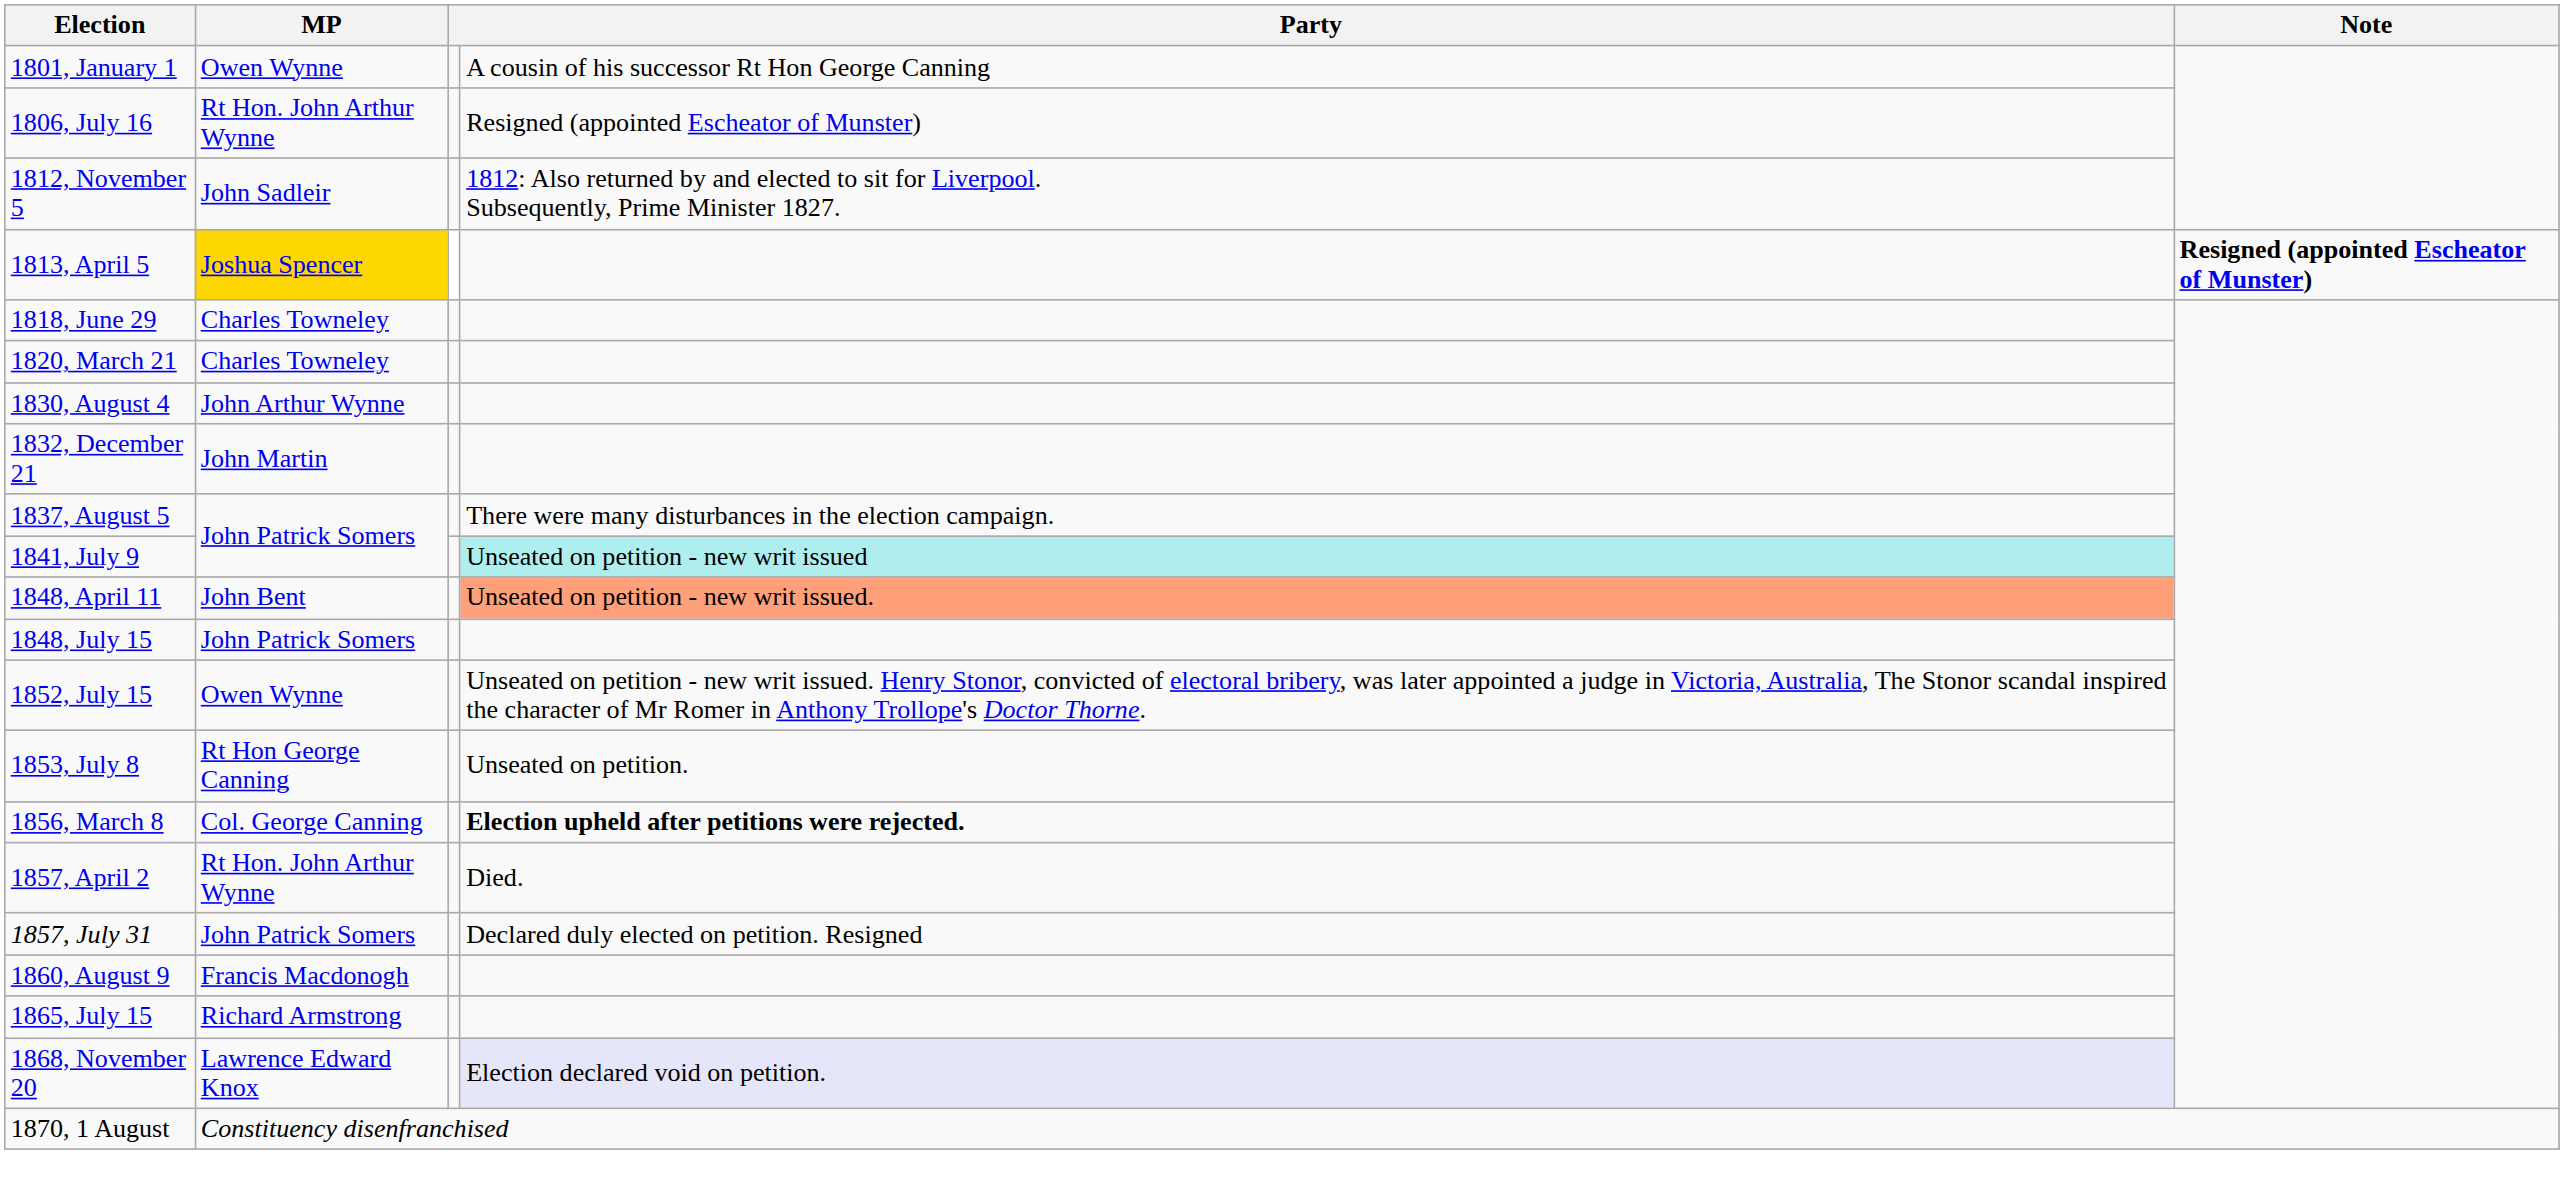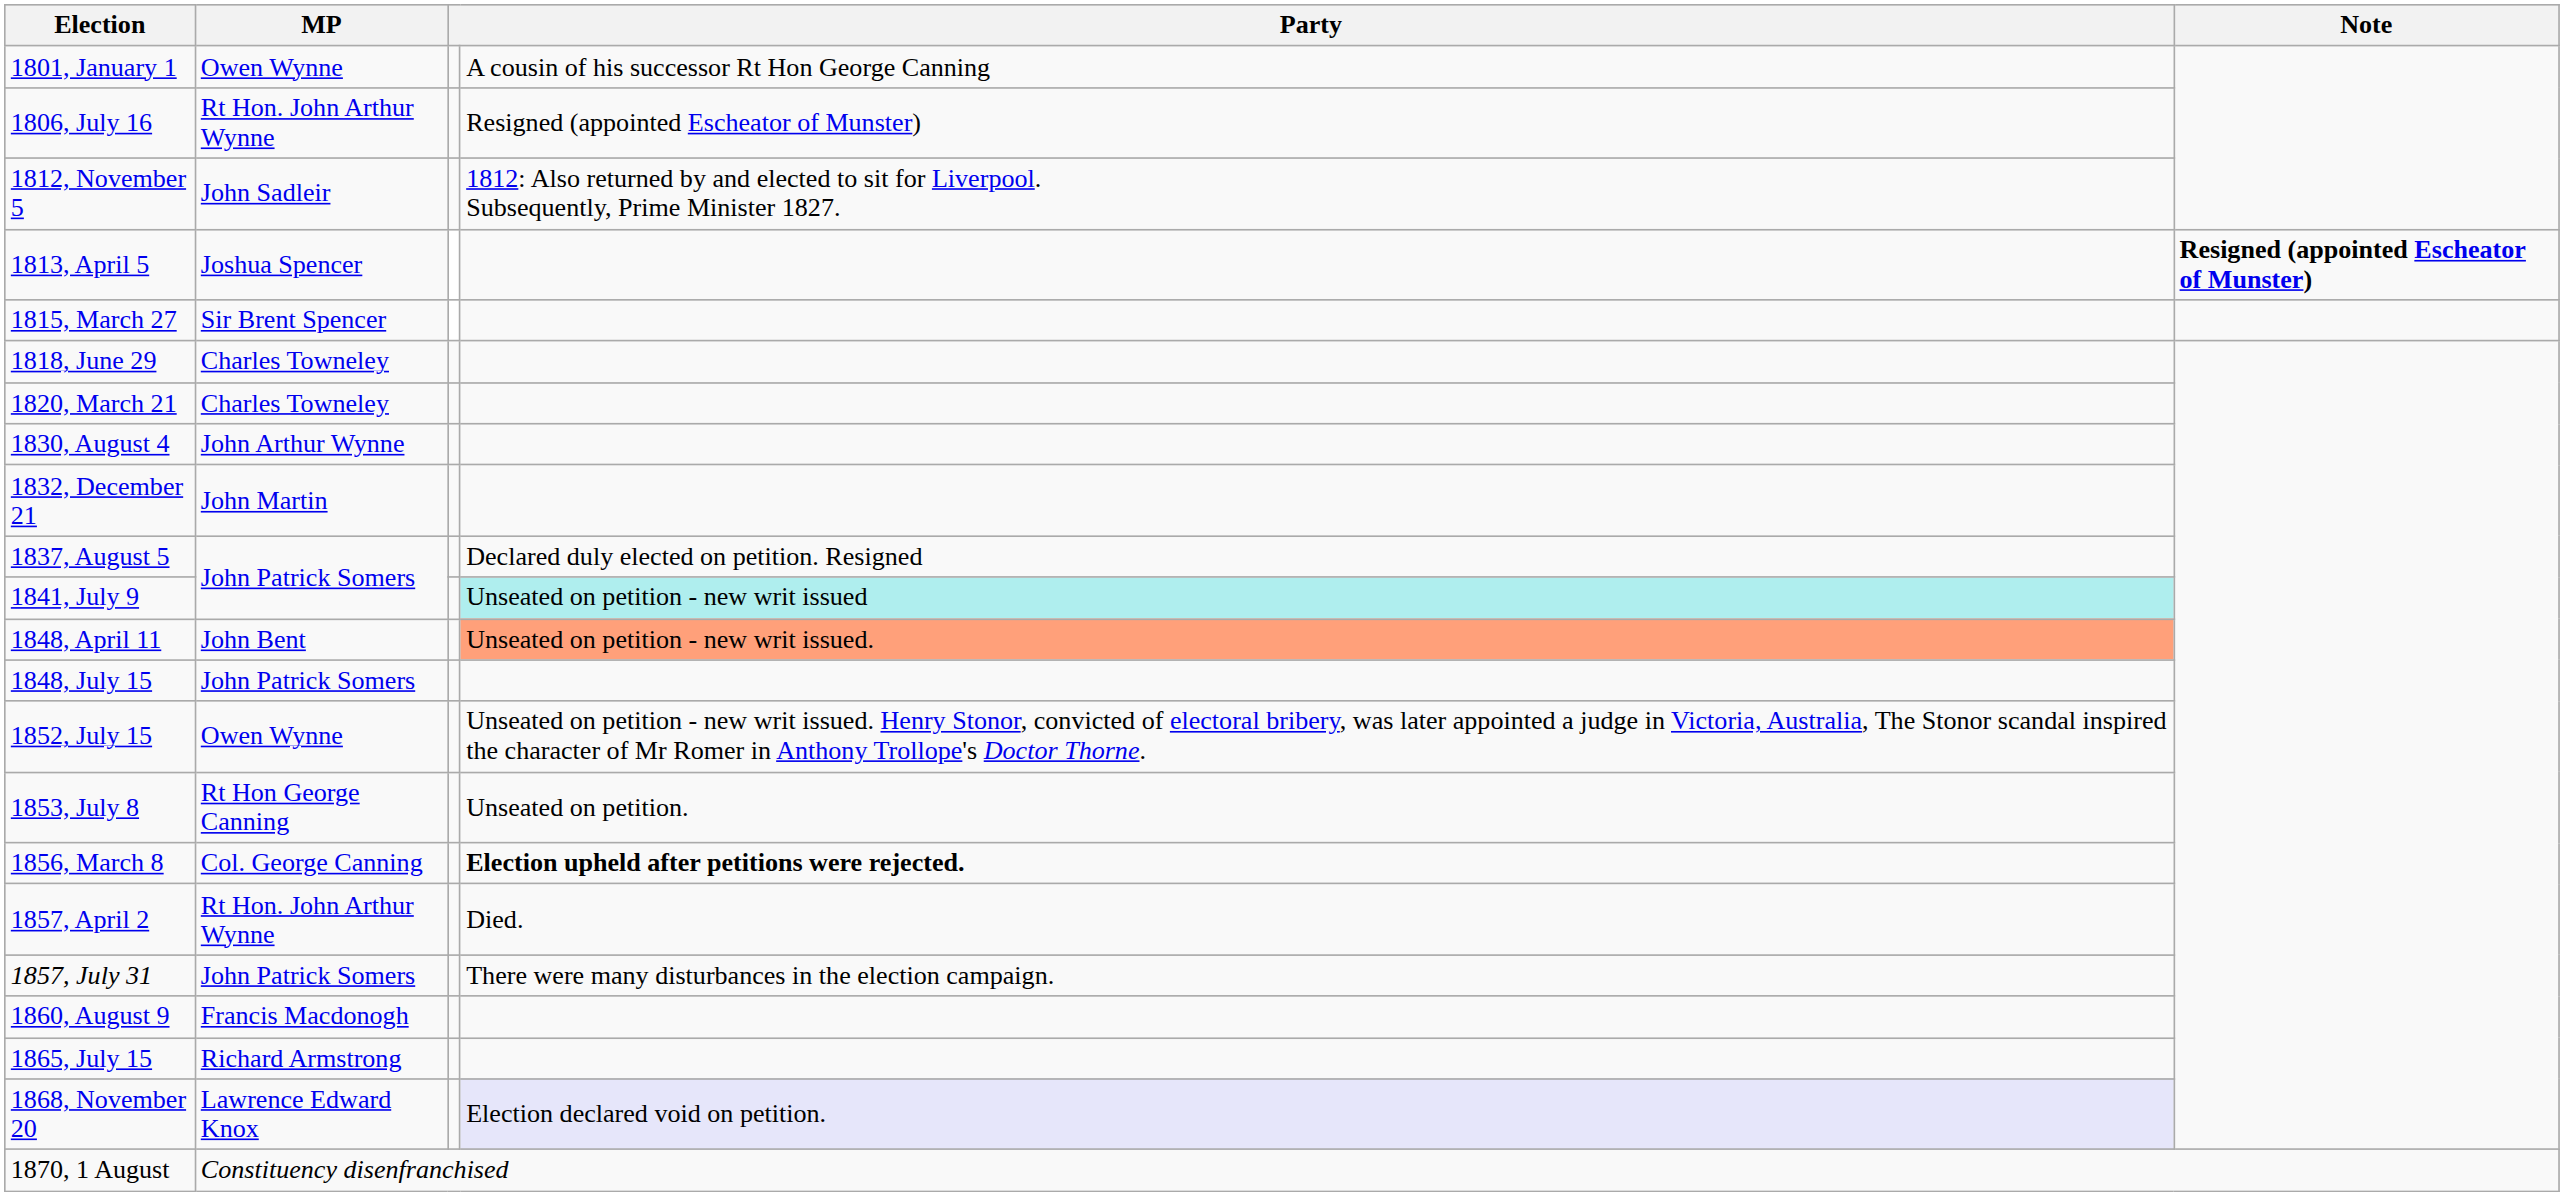(282, 263) gold background -> (282, 263) no background
+ row: (94, 320)
(760, 514) There were many disturbances in the election campaign. -> (694, 556) Declared duly elected on petition. Resigned
(694, 933) Declared duly elected on petition. Resigned -> (760, 975) There were many disturbances in the election campaign.
